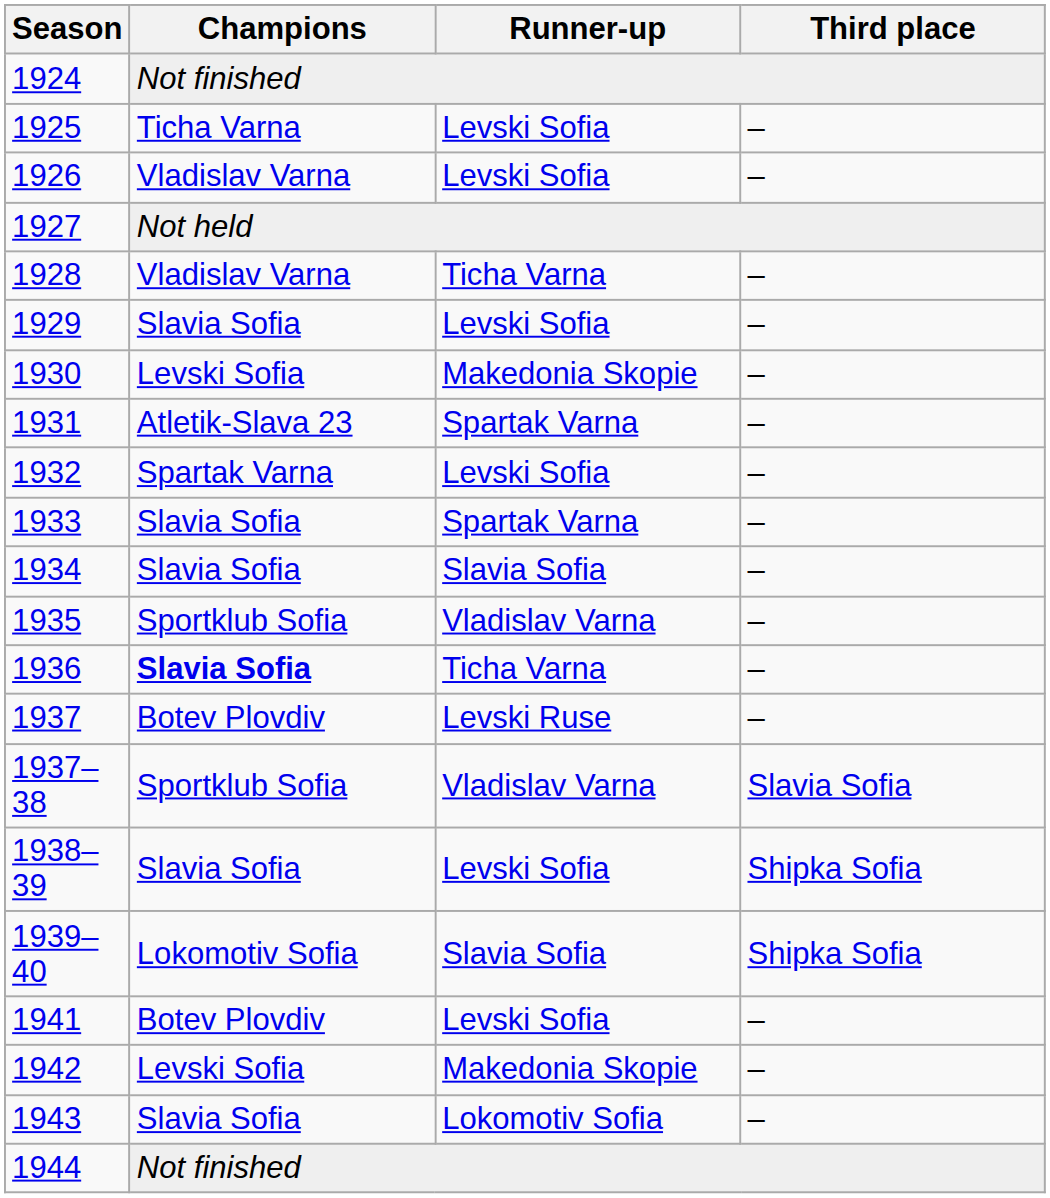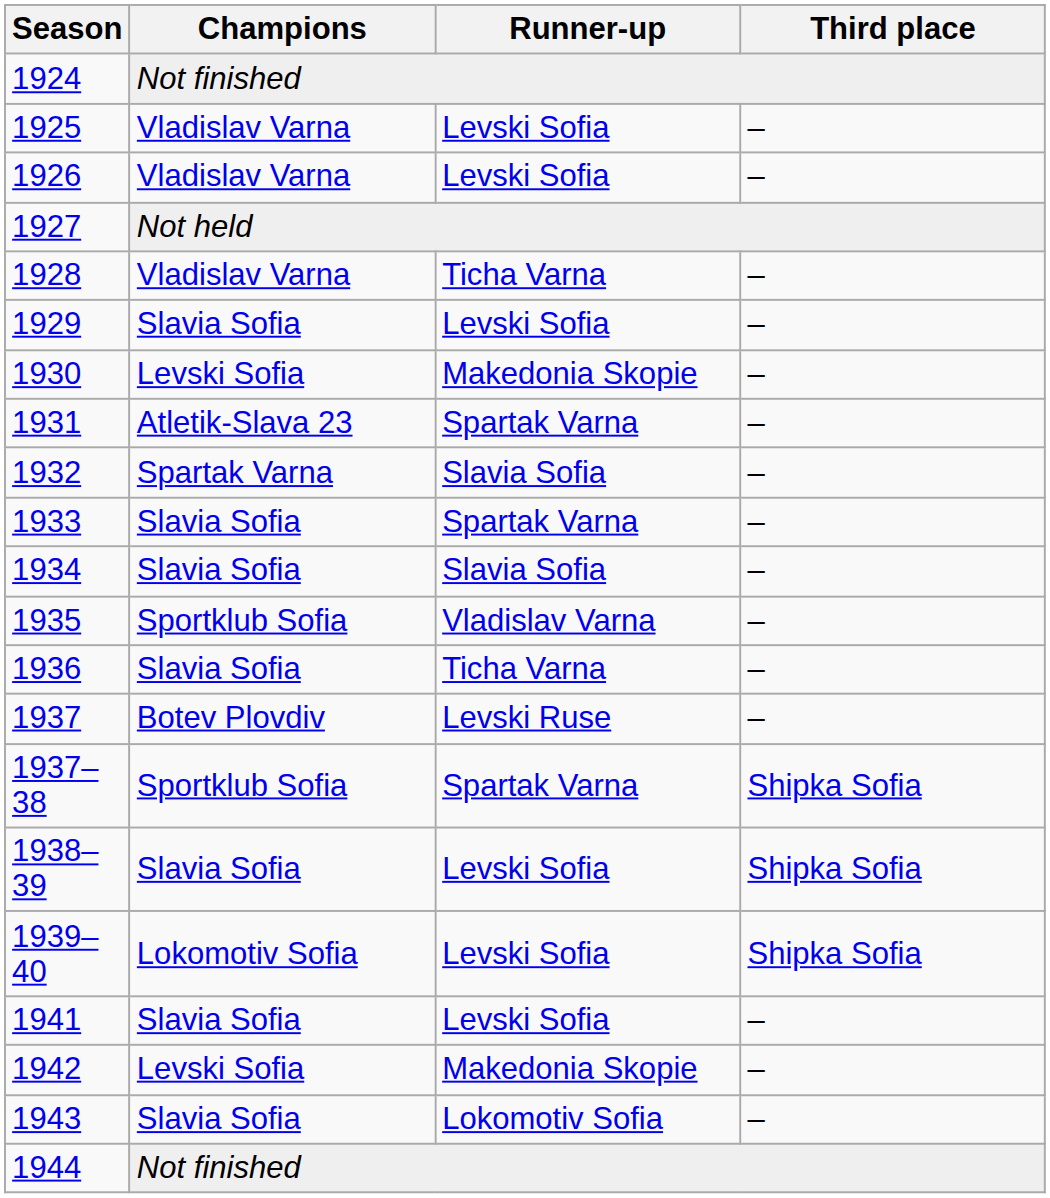(219, 127) Ticha Varna -> (244, 127) Vladislav Varna
(526, 472) Levski Sofia -> (524, 472) Slavia Sofia
(224, 669) bold -> (219, 669) normal
(549, 784) Vladislav Varna -> (540, 784) Spartak Varna
(829, 784) Slavia Sofia -> (835, 784) Shipka Sofia
(524, 953) Slavia Sofia -> (526, 953) Levski Sofia
(231, 1019) Botev Plovdiv -> (219, 1019) Slavia Sofia
